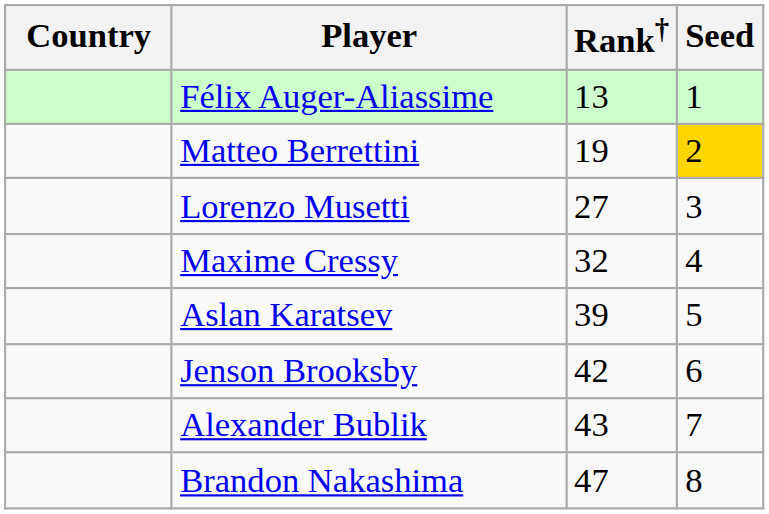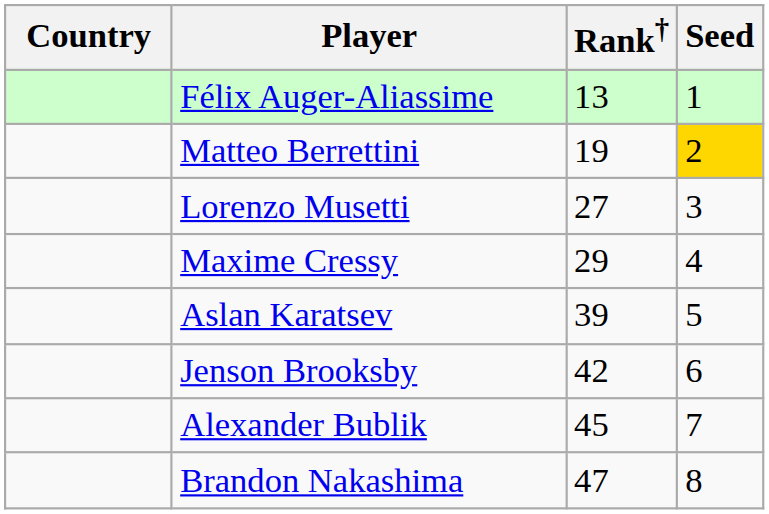(591, 260) 32 -> (591, 260) 29
(591, 424) 43 -> (591, 424) 45
